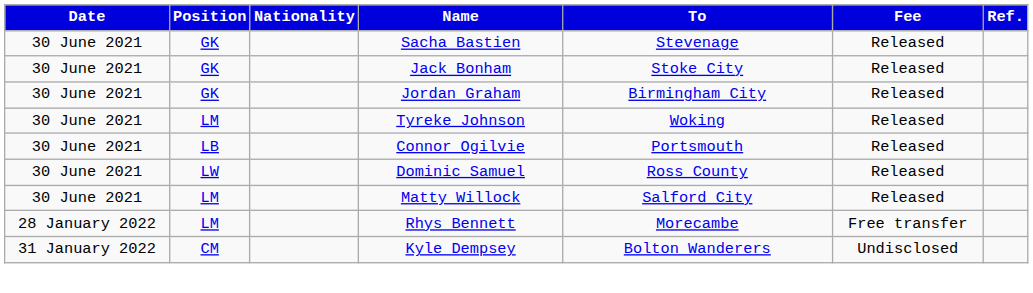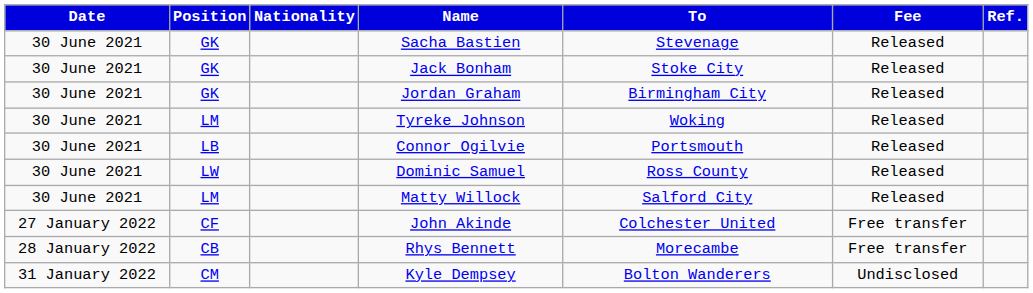+ row: (461, 223)
(210, 223) LM -> (210, 249) CB
